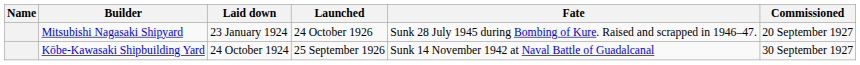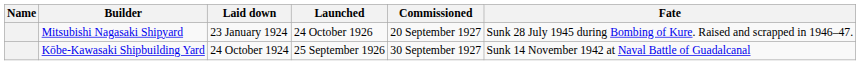columns swapped: (808, 13) <-> (574, 13)
